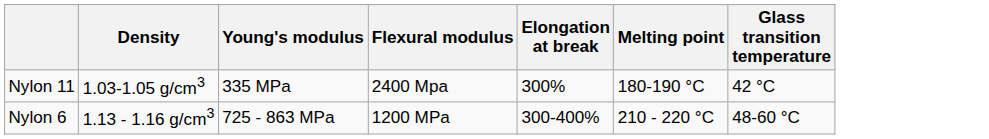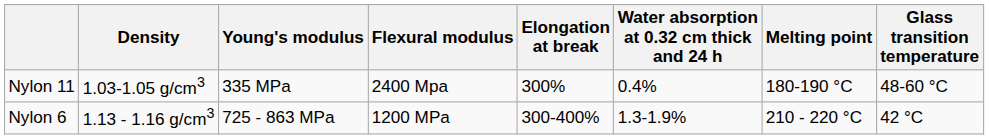+ column: (688, 37)
(754, 86) 42 °C -> (914, 86) 48-60 °C
(766, 117) 48-60 °C -> (902, 117) 42 °C
